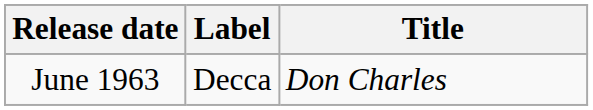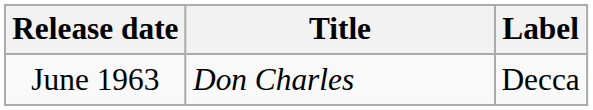columns swapped: (433, 29) <-> (232, 29)
